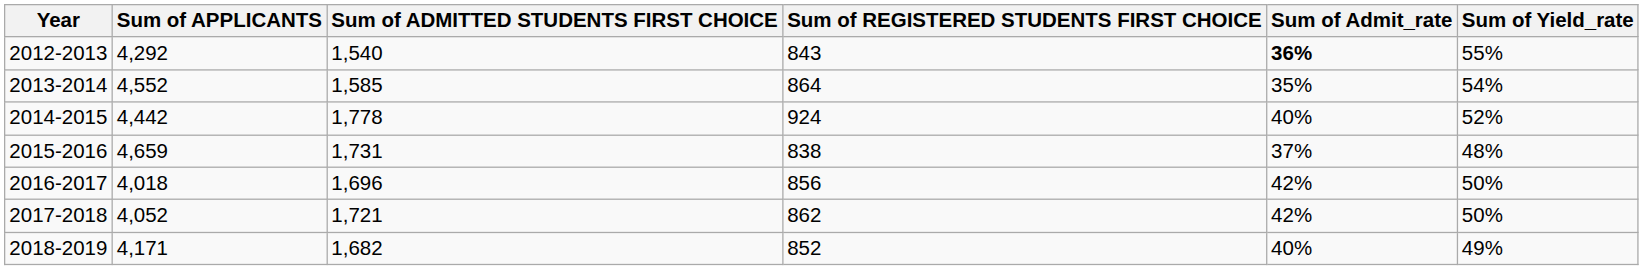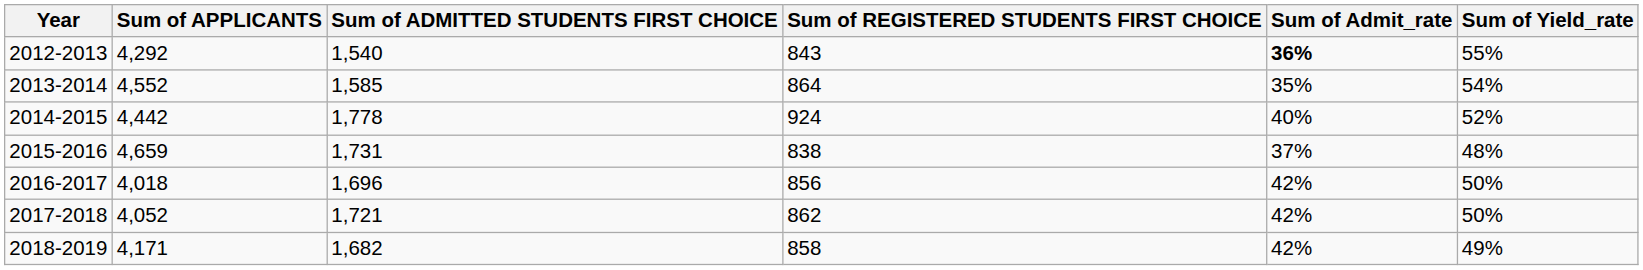(804, 248) 852 -> (804, 248) 858
(1292, 248) 40% -> (1292, 248) 42%
